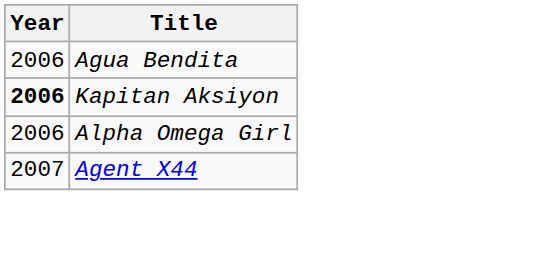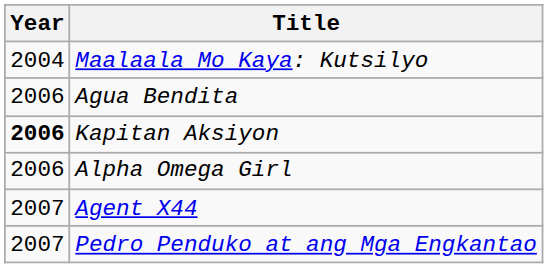+ row: (252, 60)
+ row: (306, 245)
